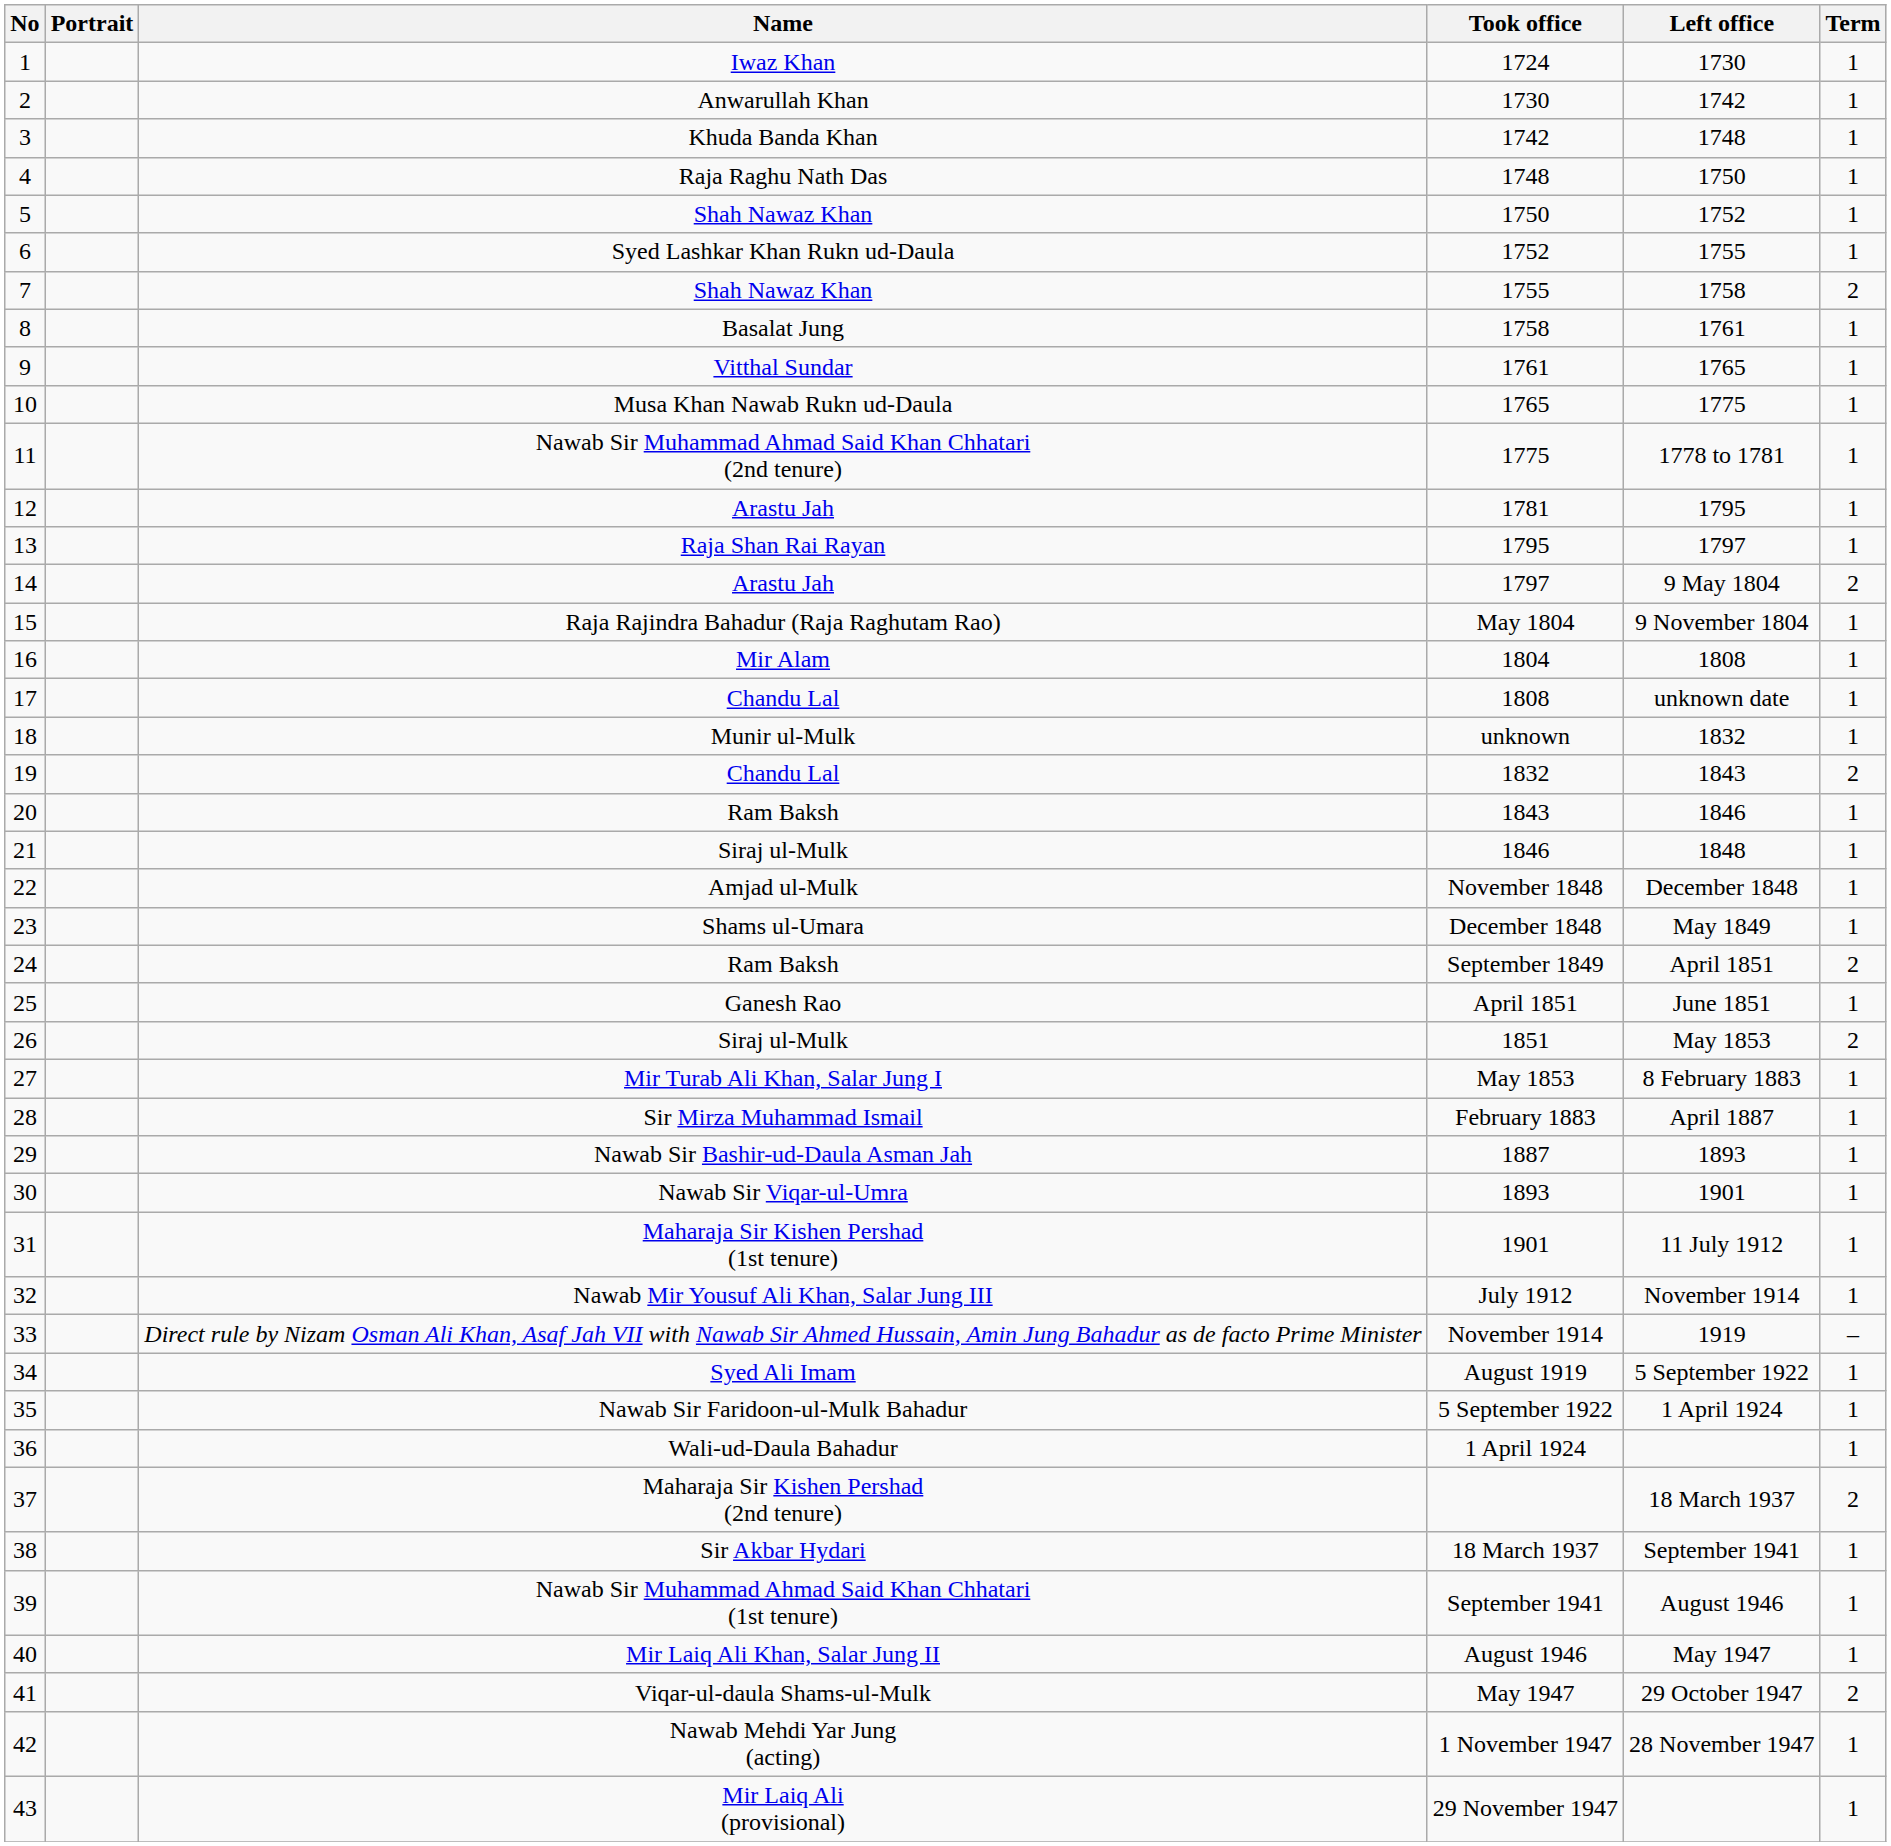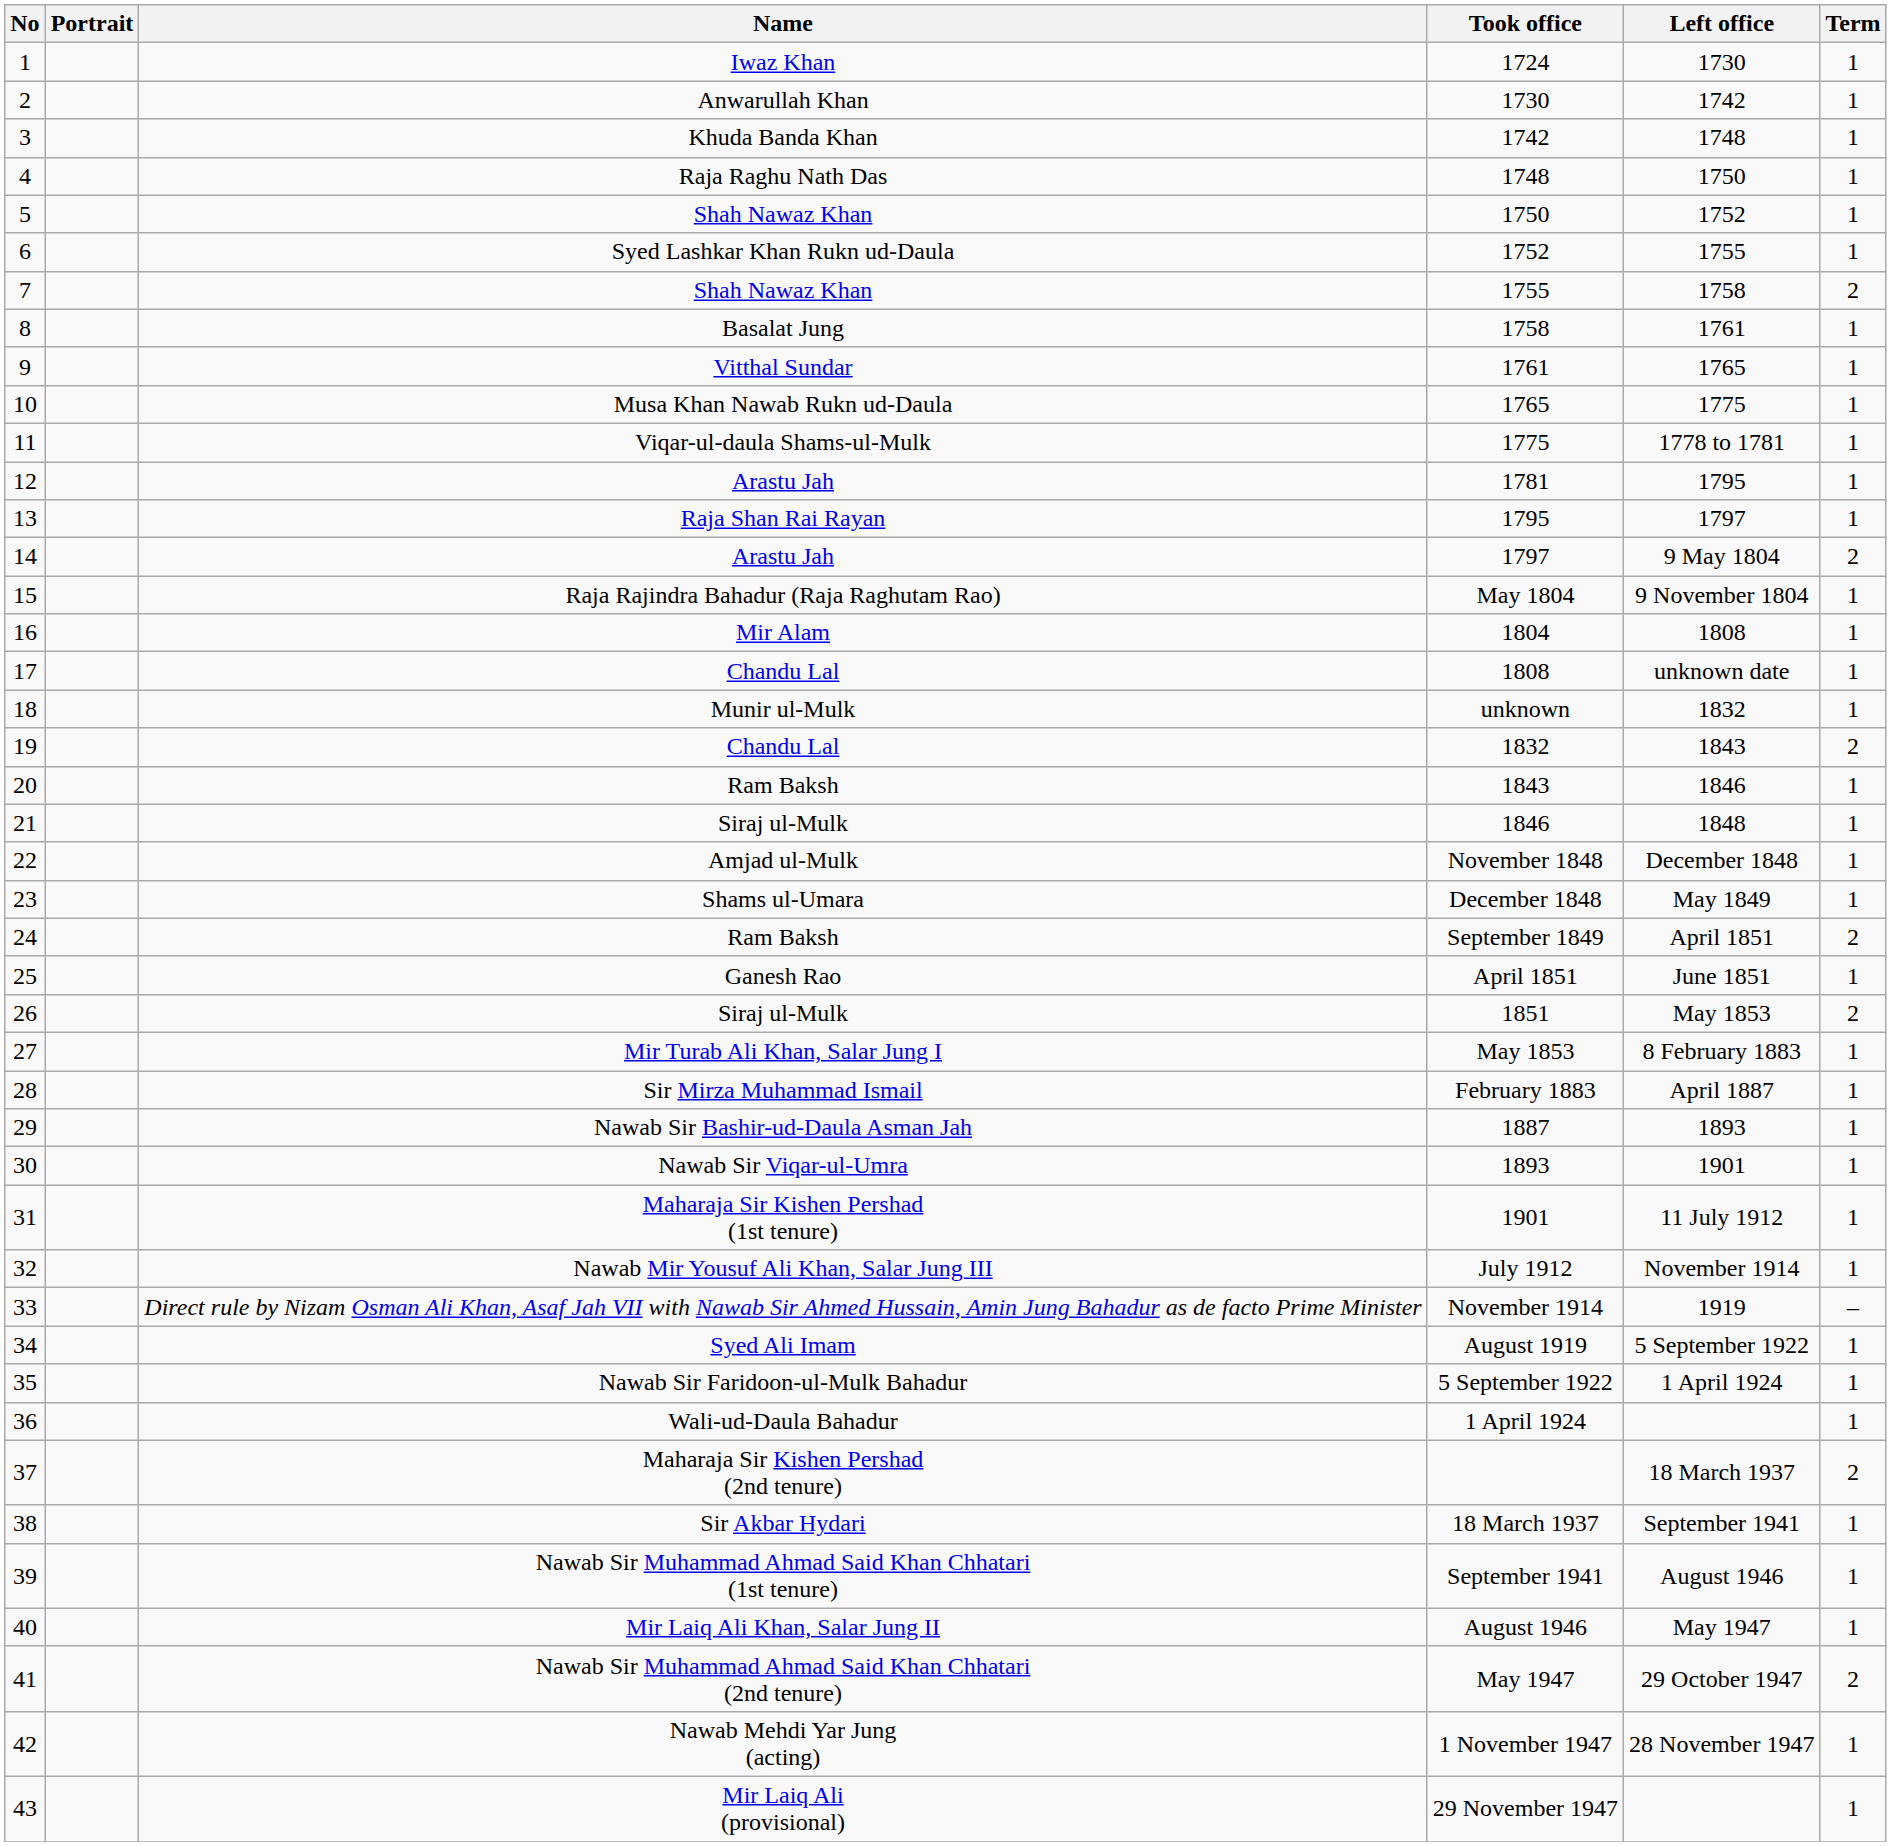(783, 455) Nawab Sir Muhammad Ahmad Said Khan Chhatari (2nd tenure) -> (783, 442) Viqar-ul-daula Shams-ul-Mulk
(783, 1692) Viqar-ul-daula Shams-ul-Mulk -> (783, 1678) Nawab Sir Muhammad Ahmad Said Khan Chhatari (2nd tenure)
